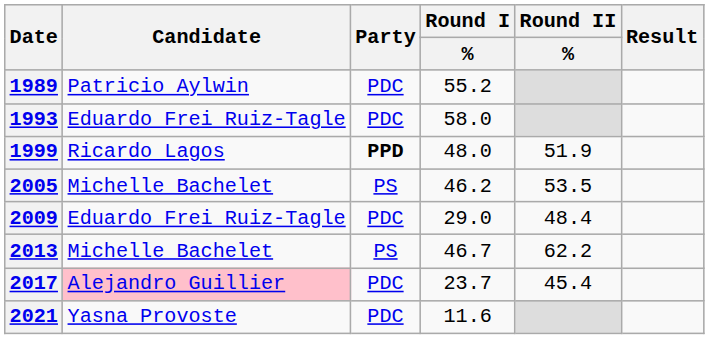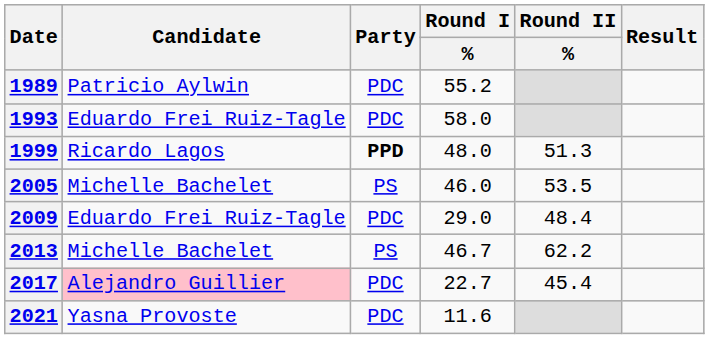(568, 153) 51.9 -> (568, 153) 51.3
(468, 185) 46.2 -> (468, 185) 46.0
(468, 284) 23.7 -> (468, 284) 22.7
